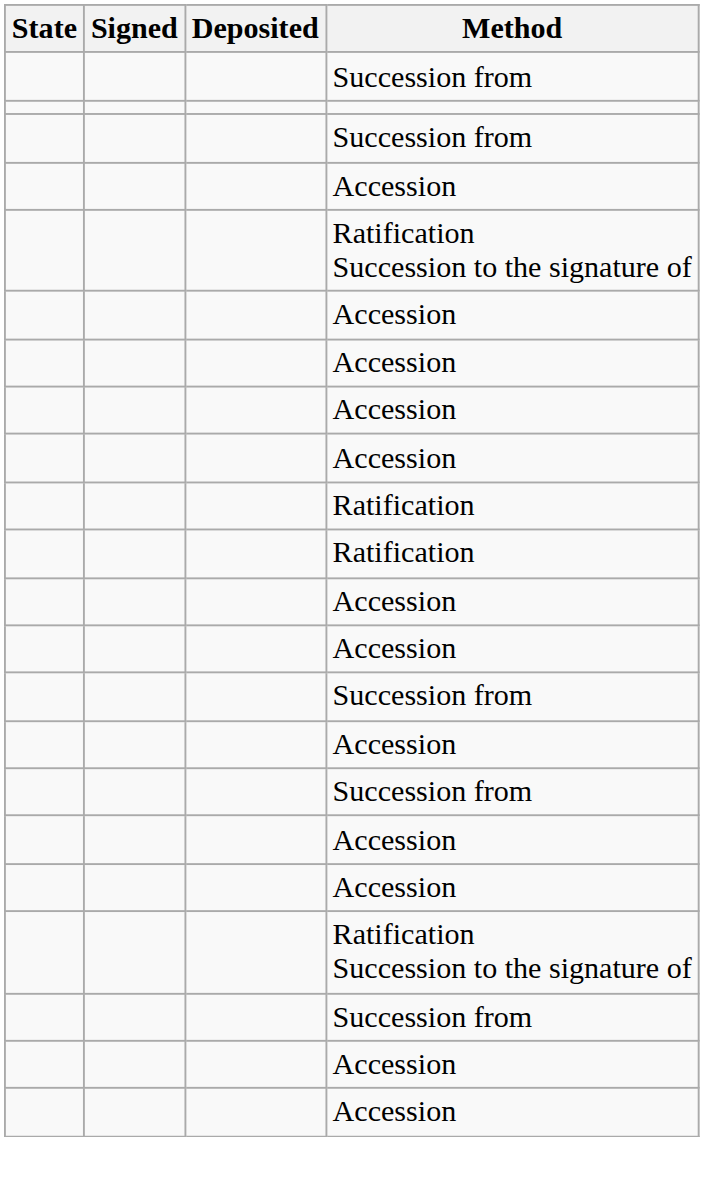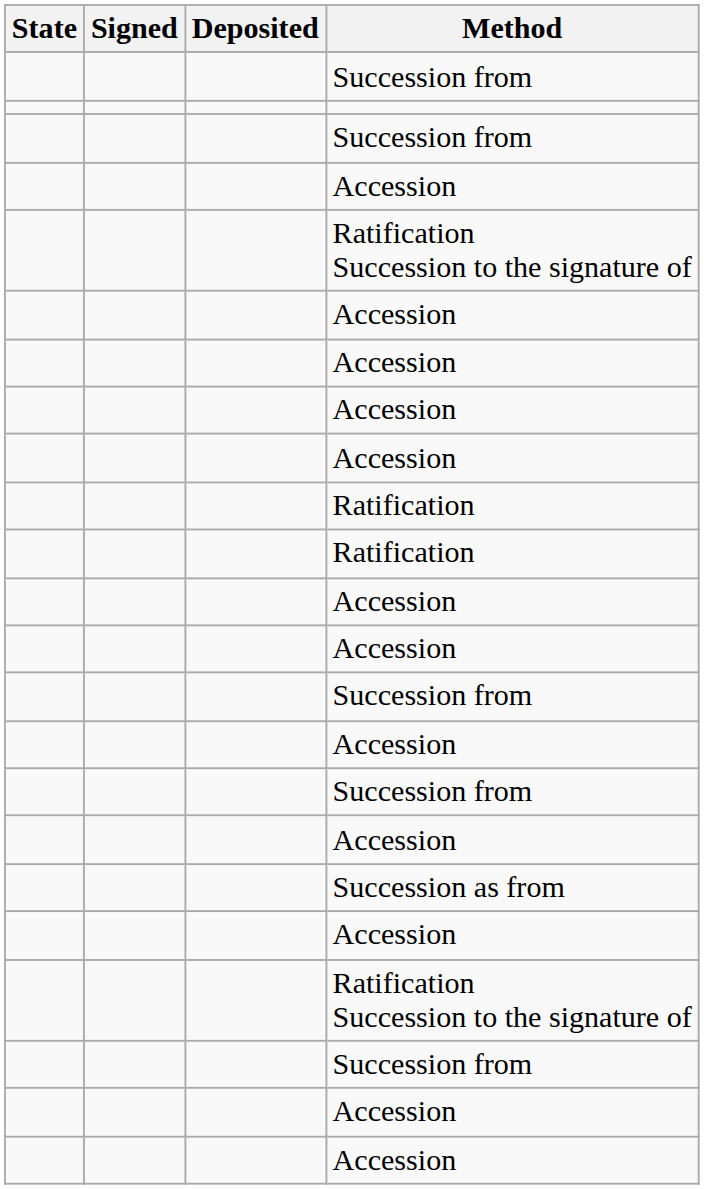+ row: (44, 887)
